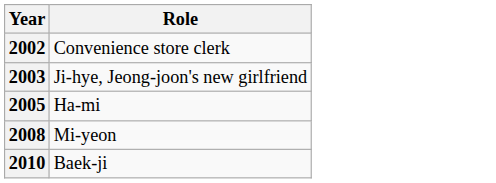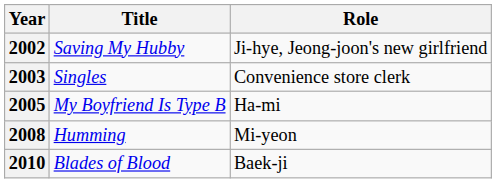+ column: (140, 18)
(142, 47) Convenience store clerk -> (361, 47) Ji-hye, Jeong-joon's new girlfriend
(180, 76) Ji-hye, Jeong-joon's new girlfriend -> (322, 76) Convenience store clerk
